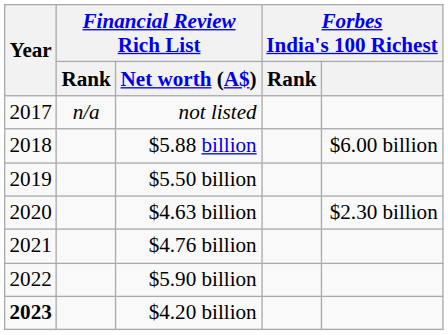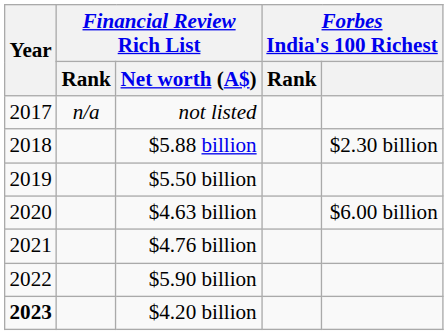(384, 145) $6.00 billion -> (384, 145) $2.30 billion
(384, 212) $2.30 billion -> (384, 212) $6.00 billion
